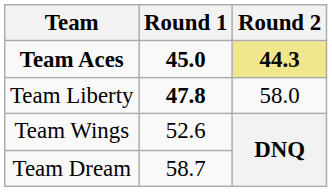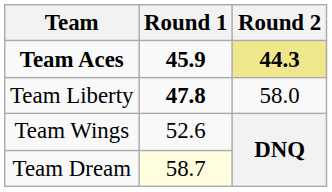(186, 58) 45.0 -> (186, 58) 45.9
(186, 167) no background -> (186, 167) lightyellow background
